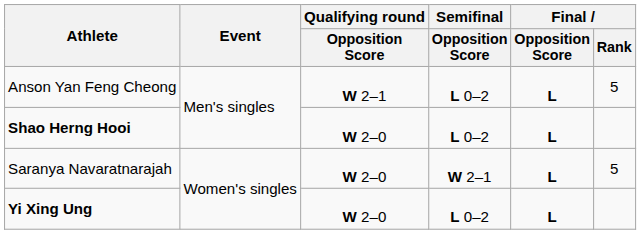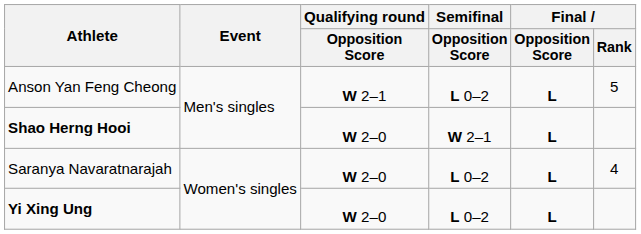(470, 137) L 0–2 -> (470, 137) W 2–1
(470, 177) W 2–1 -> (470, 177) L 0–2
(614, 169) 5 -> (614, 169) 4
